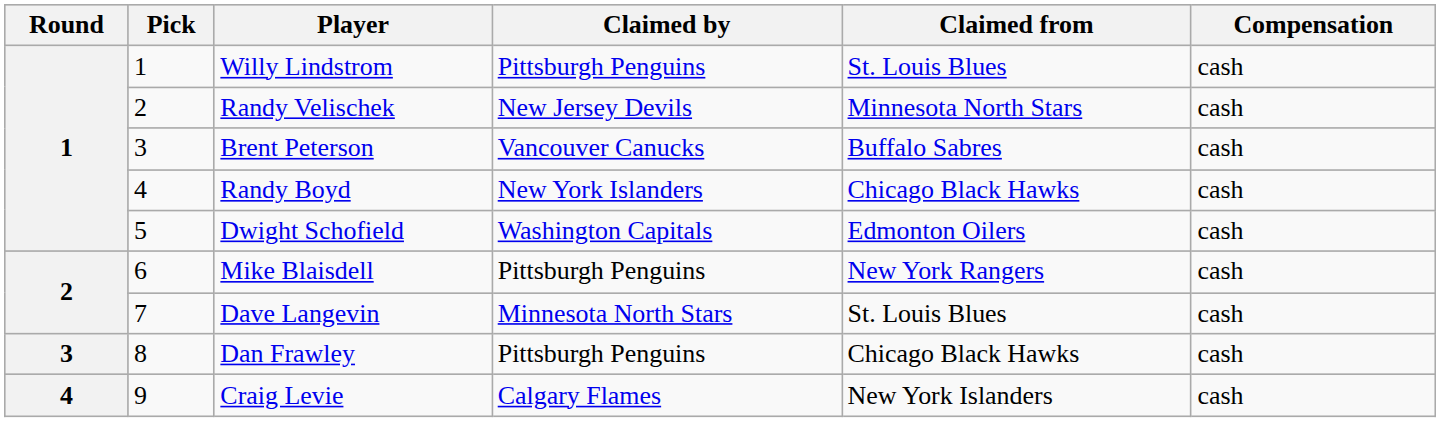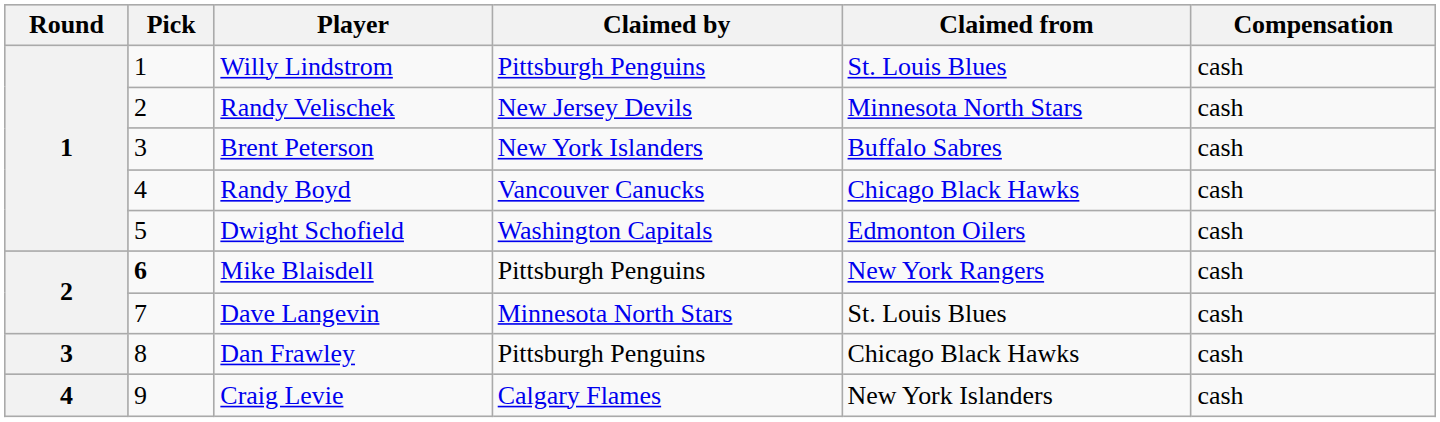(601, 148) Vancouver Canucks -> (600, 148) New York Islanders
(600, 189) New York Islanders -> (601, 189) Vancouver Canucks
(140, 271) normal -> (140, 271) bold
